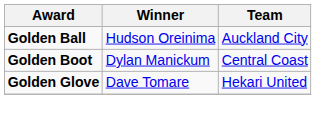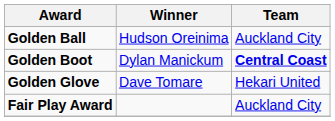(265, 60) normal -> (281, 60) bold
+ row: (60, 104)
